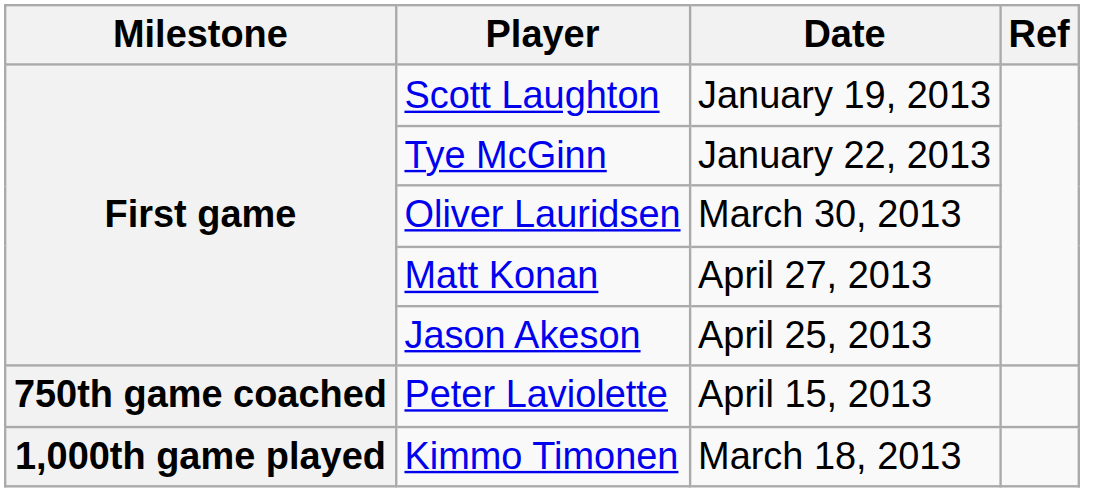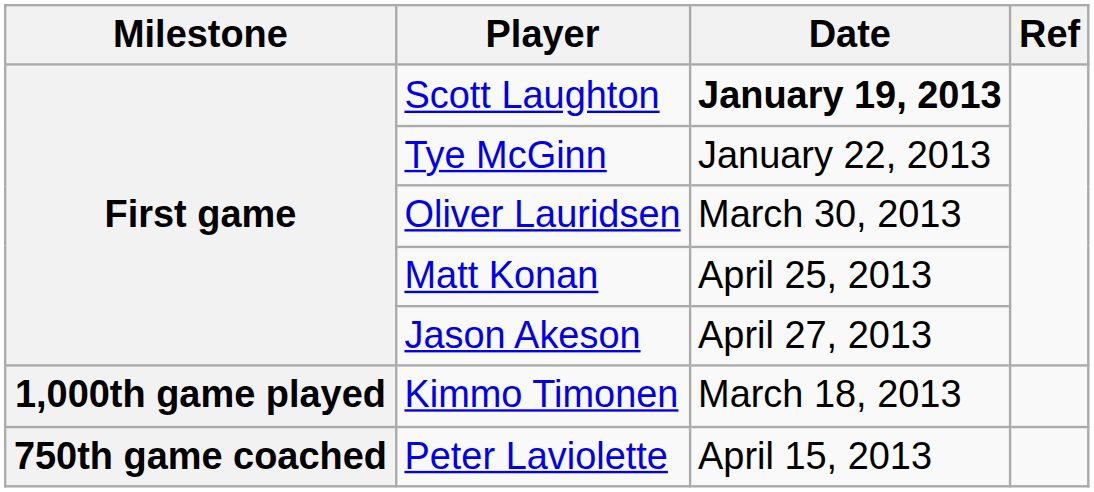(845, 94) normal -> (850, 94) bold
(815, 275) April 27, 2013 -> (815, 275) April 25, 2013
(815, 335) April 25, 2013 -> (815, 335) April 27, 2013
rows swapped: (541, 455) <-> (536, 395)
